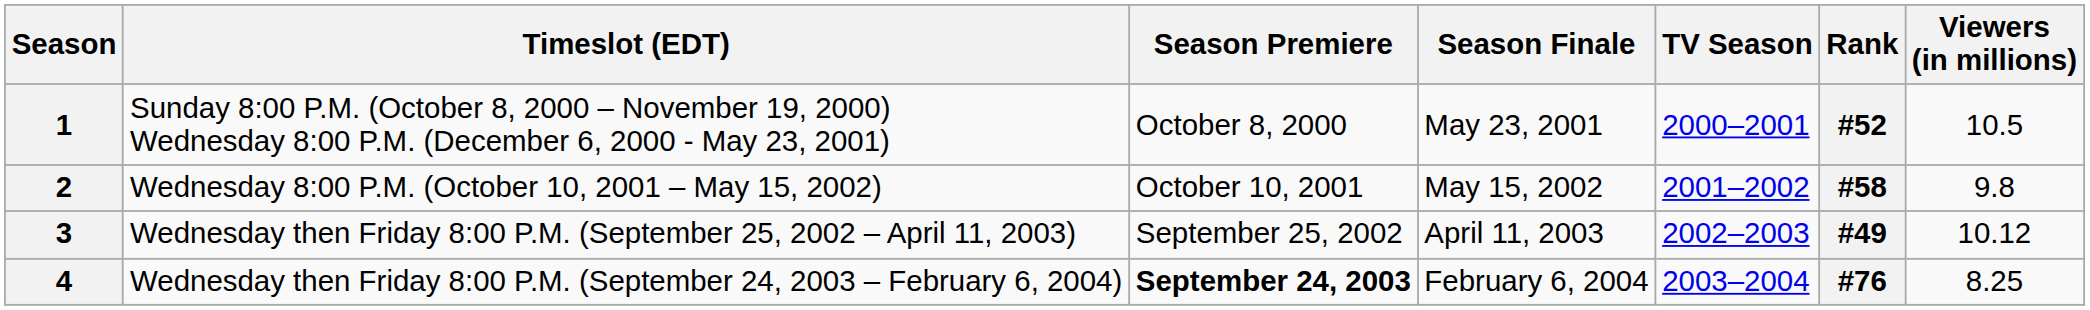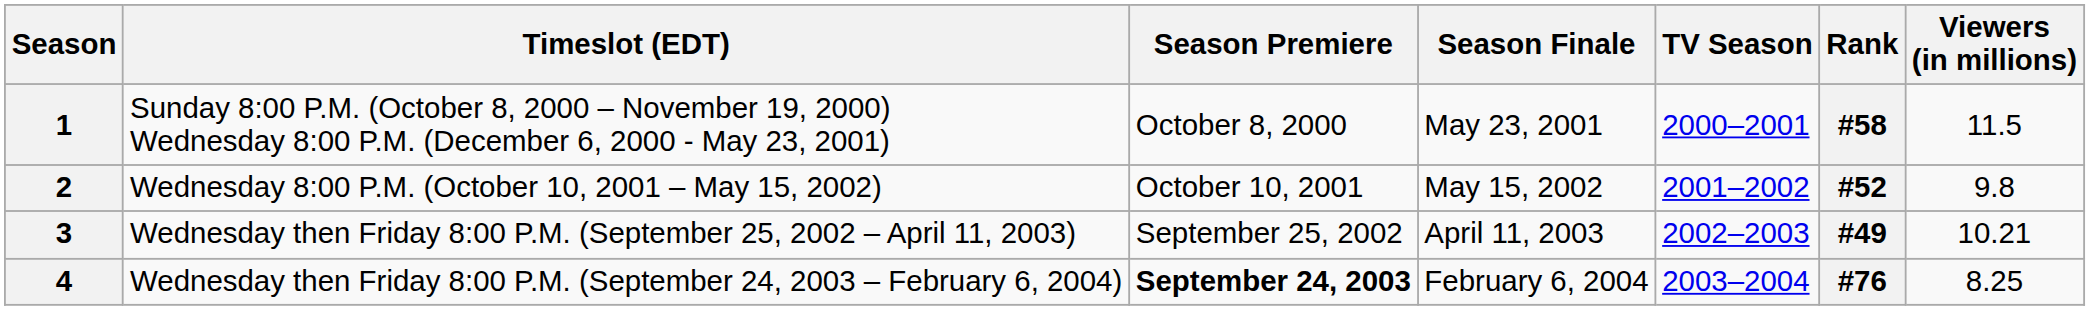(1862, 124) #52 -> (1862, 124) #58
(1994, 124) 10.5 -> (1994, 124) 11.5
(1862, 187) #58 -> (1862, 187) #52
(1994, 234) 10.12 -> (1994, 234) 10.21
